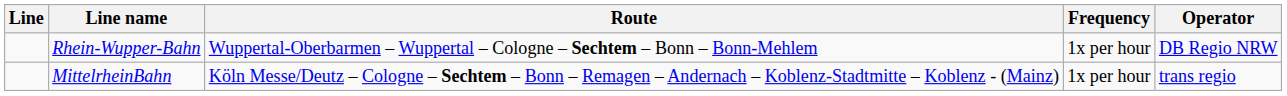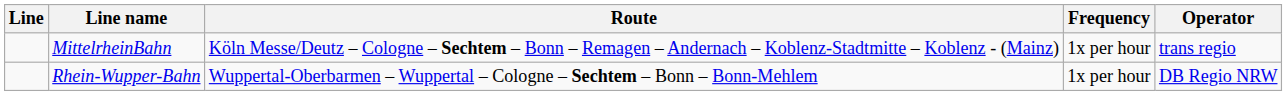rows swapped: (112, 76) <-> (126, 47)
